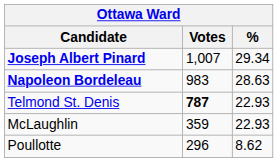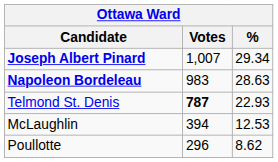(197, 124) 359 -> (197, 124) 394
(253, 124) 22.93 -> (253, 124) 12.53
